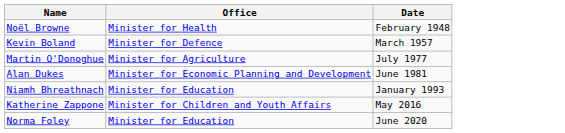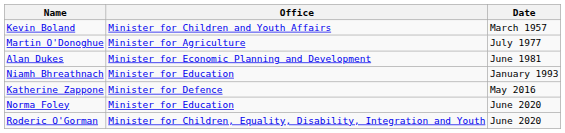- row: (38, 28)
(165, 43) Minister for Defence -> (220, 28) Minister for Children and Youth Affairs
(220, 105) Minister for Children and Youth Affairs -> (165, 89) Minister for Defence
+ row: (52, 120)
